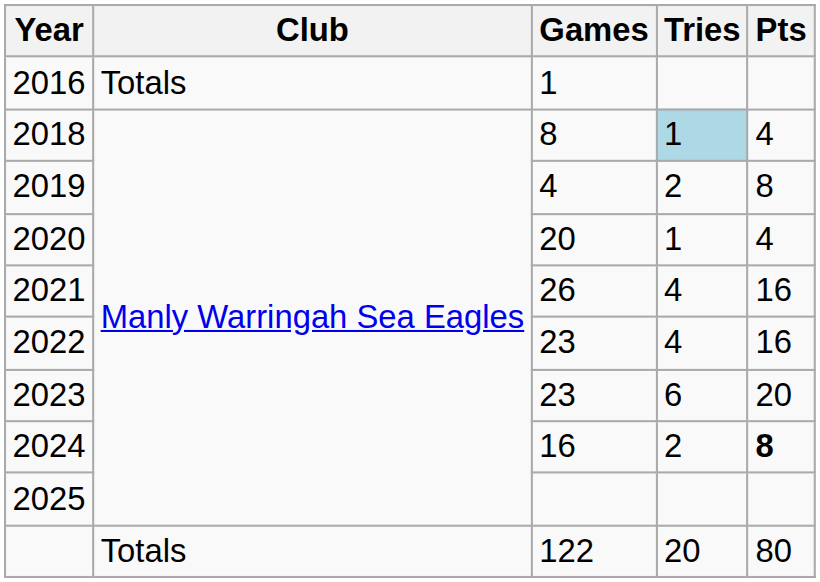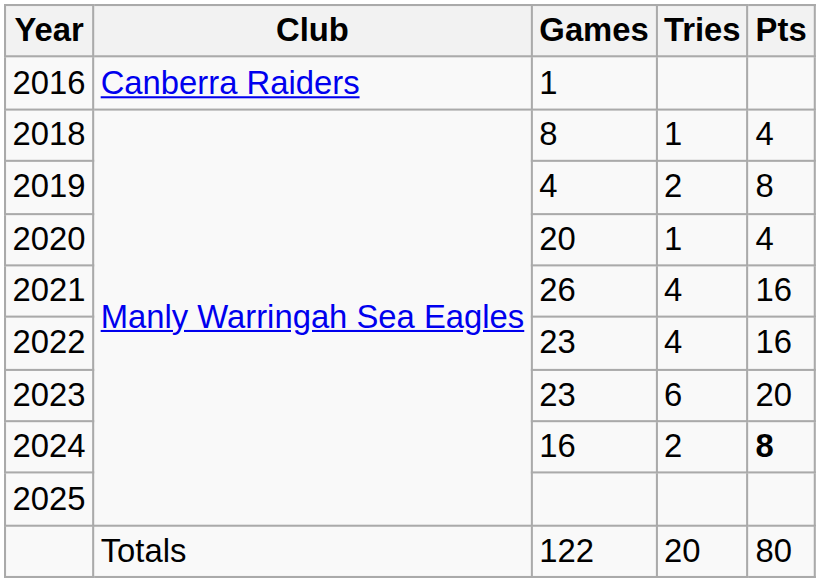(144, 82) Totals -> (230, 82) Canberra Raiders
(673, 134) lightblue background -> (673, 134) no background
